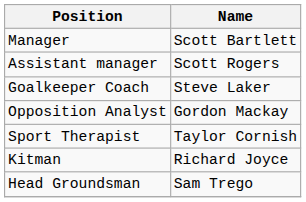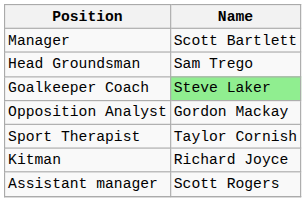rows swapped: (83, 64) <-> (74, 184)
(222, 88) no background -> (222, 88) lightgreen background
